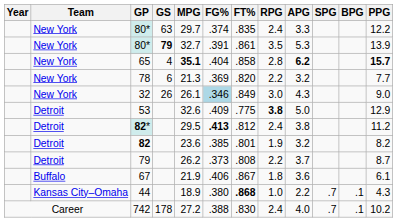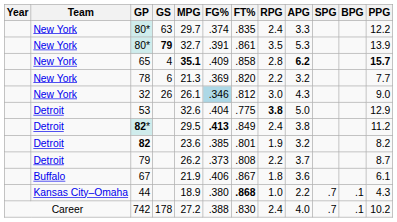(219, 62) .404 -> (219, 62) .409
(245, 95) .849 -> (245, 95) .812
(219, 111) .409 -> (219, 111) .404
(245, 127) .812 -> (245, 127) .849
